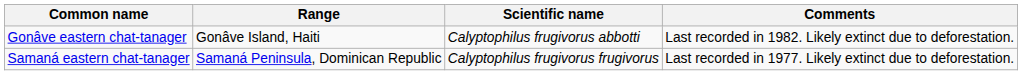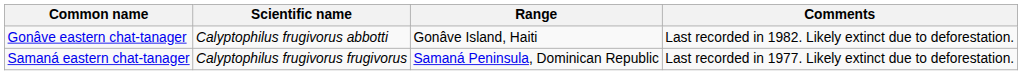columns swapped: (553, 15) <-> (319, 15)
